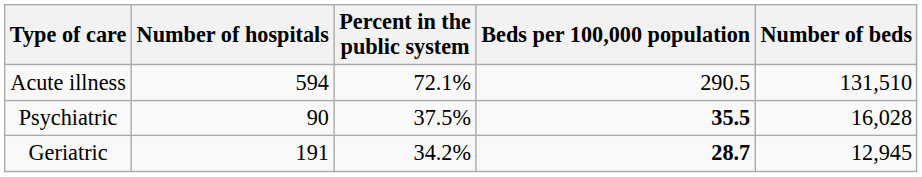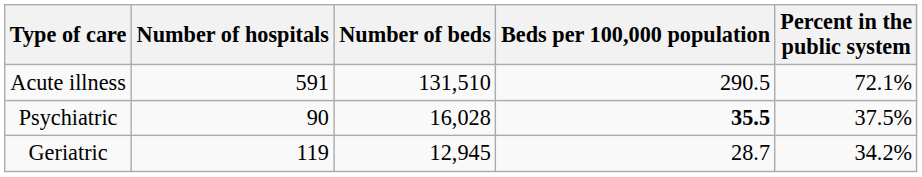columns swapped: (836, 34) <-> (405, 34)
(312, 82) 594 -> (312, 82) 591
(312, 152) 191 -> (313, 152) 119
(731, 152) bold -> (751, 152) normal
